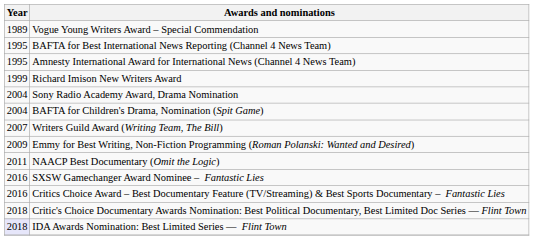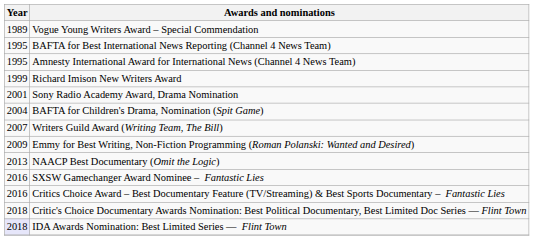(17, 95) 2004 -> (17, 95) 2001
(17, 161) 2011 -> (17, 161) 2013
